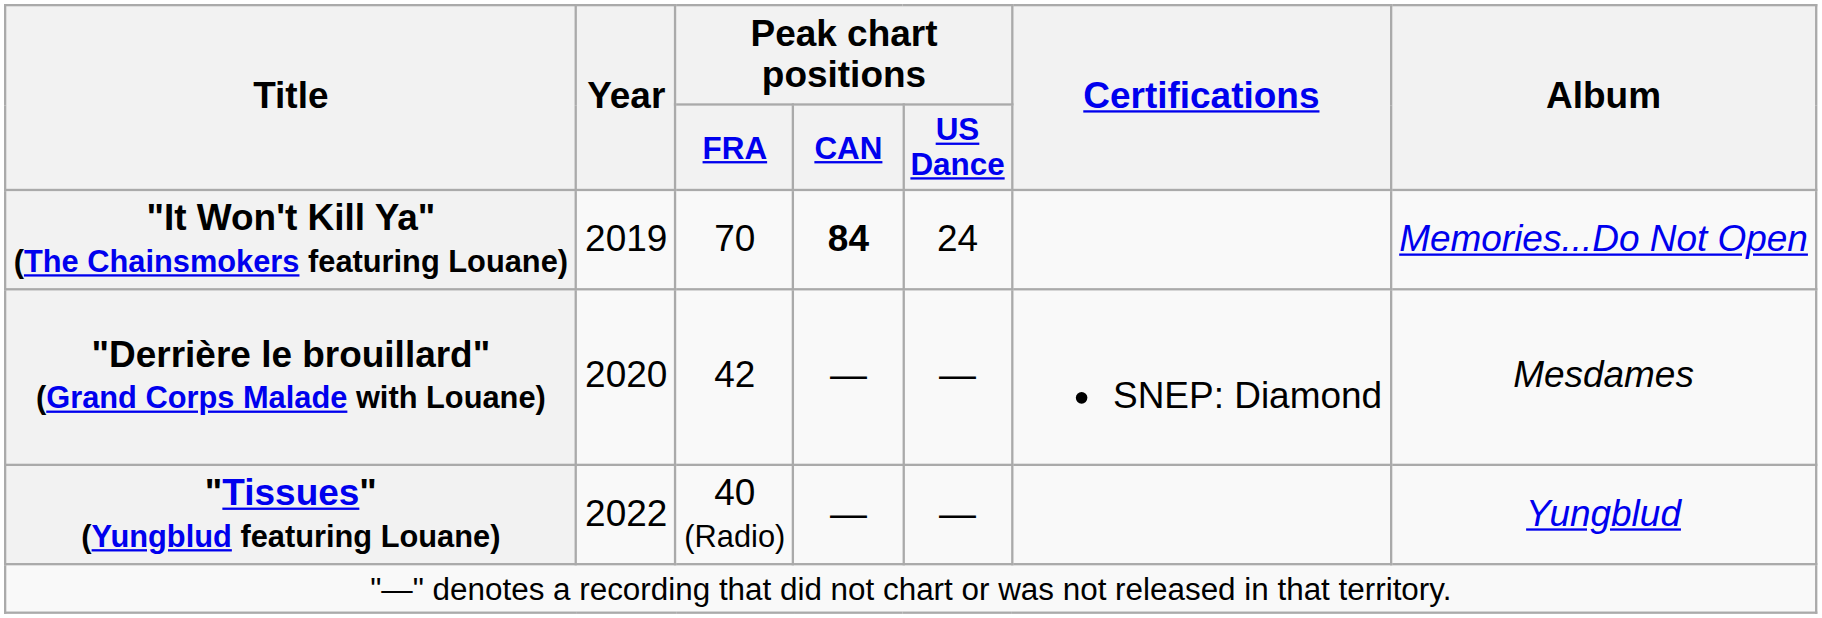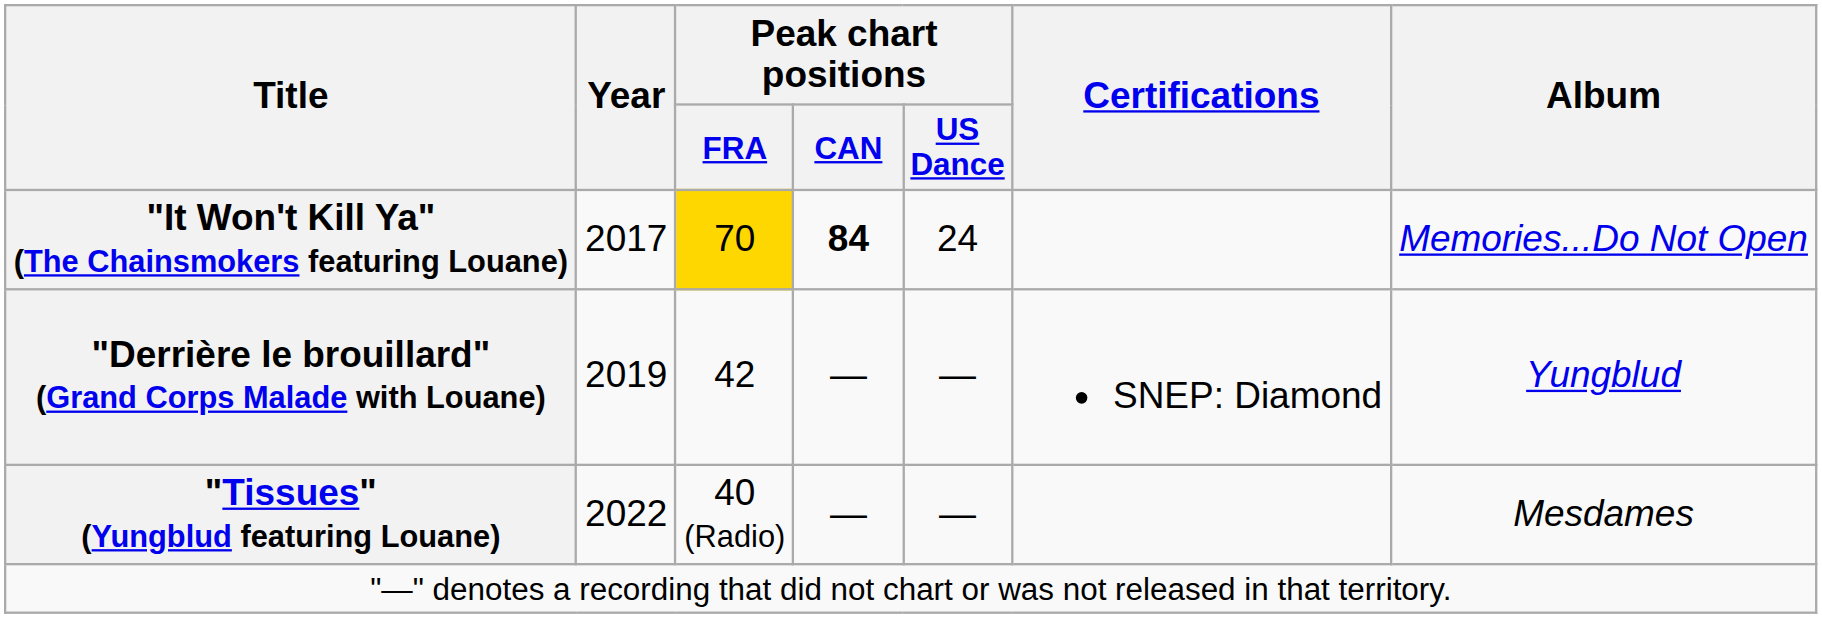(626, 238) 2019 -> (626, 238) 2017
(735, 238) no background -> (735, 238) gold background
(626, 376) 2020 -> (626, 376) 2019
(1604, 376) Mesdames -> (1604, 376) Yungblud
(1604, 513) Yungblud -> (1604, 513) Mesdames
